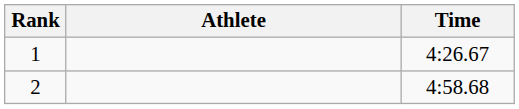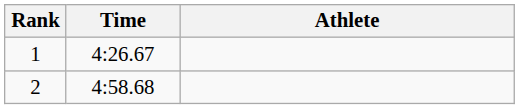columns swapped: (234, 20) <-> (458, 20)
